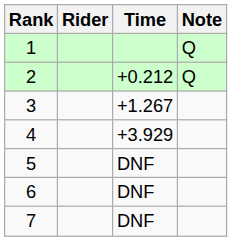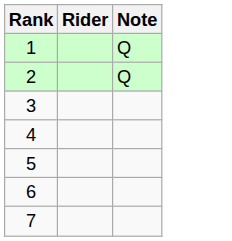- column: (145, 19)
